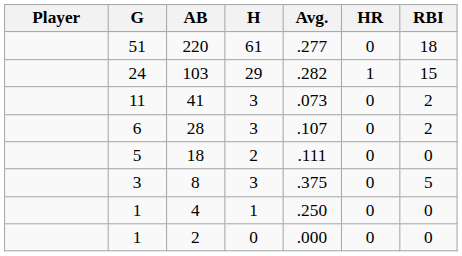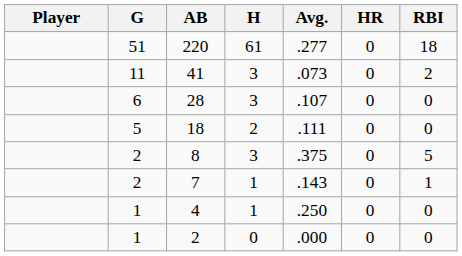- row: (195, 73)
(428, 127) 2 -> (428, 100) 0
(137, 182) 3 -> (137, 155) 2
+ row: (195, 182)
